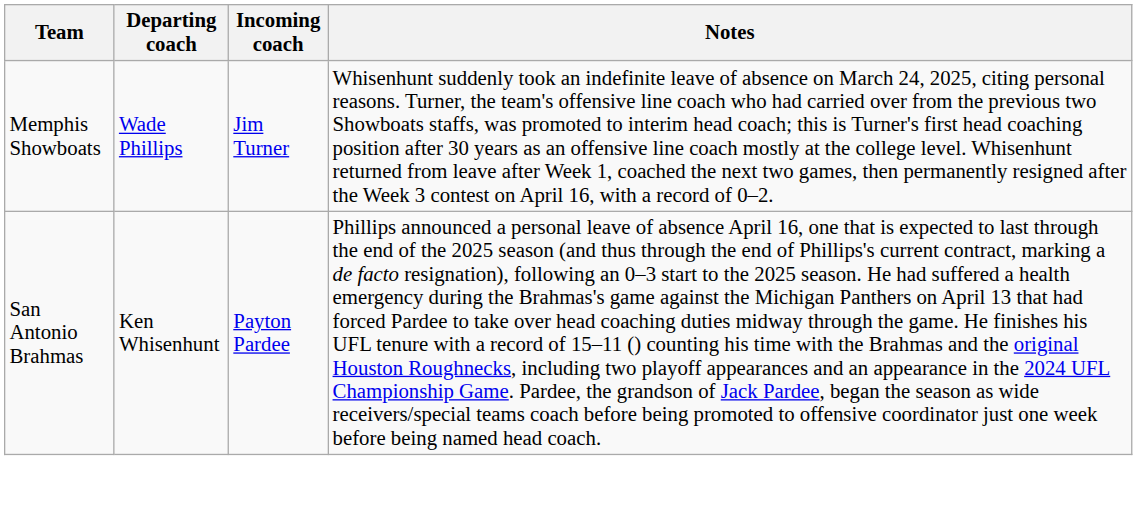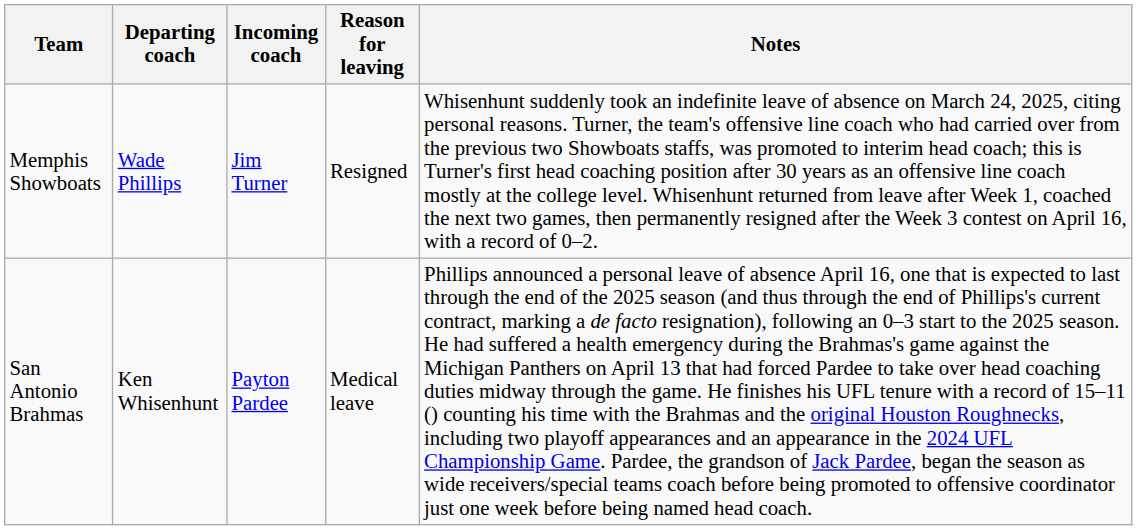+ column: (372, 44)
